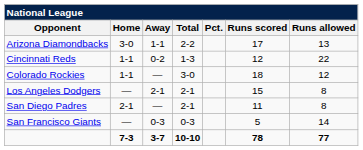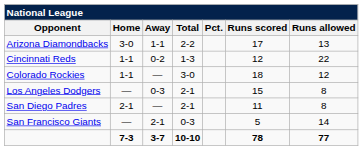(158, 91) 2-1 -> (158, 91) 0-3
(158, 122) 0-3 -> (158, 122) 2-1
